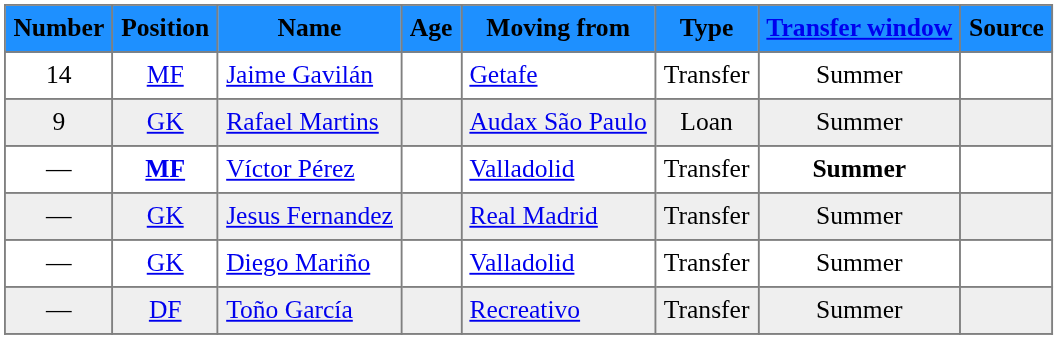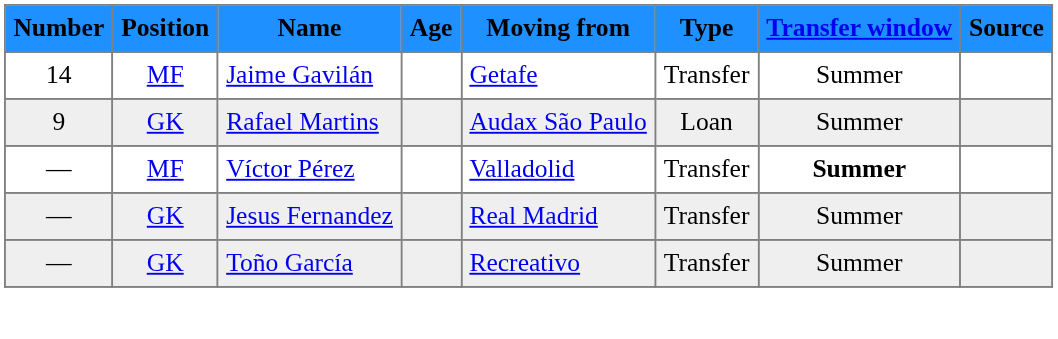(165, 168) bold -> (165, 168) normal
- row: (298, 262)
(165, 310) DF -> (165, 262) GK
